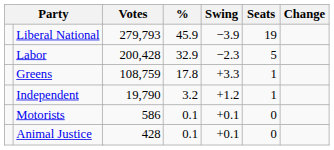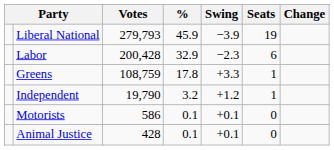(274, 54) 5 -> (274, 54) 6
